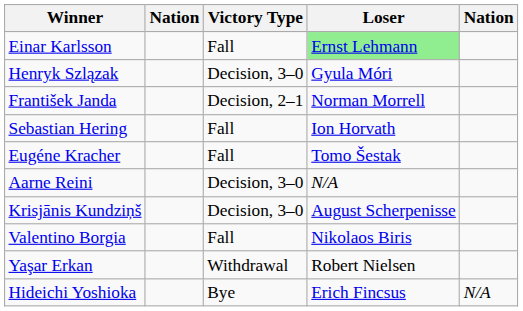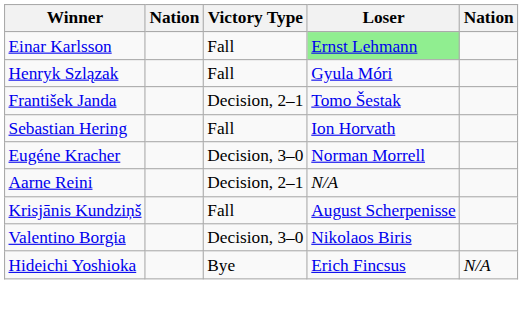(255, 73) Decision, 3–0 -> (221, 73) Fall
(368, 100) Norman Morrell -> (356, 100) Tomo Šestak
(221, 155) Fall -> (255, 155) Decision, 3–0
(356, 155) Tomo Šestak -> (368, 155) Norman Morrell
(255, 182) Decision, 3–0 -> (255, 182) Decision, 2–1
(255, 210) Decision, 3–0 -> (221, 210) Fall
(221, 237) Fall -> (255, 237) Decision, 3–0
- row: (51, 264)
